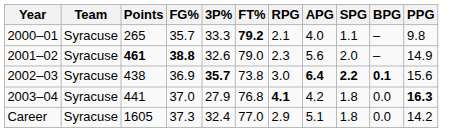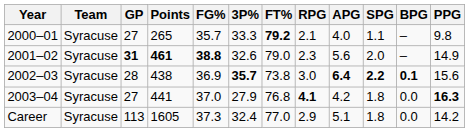+ column: (134, 14)
